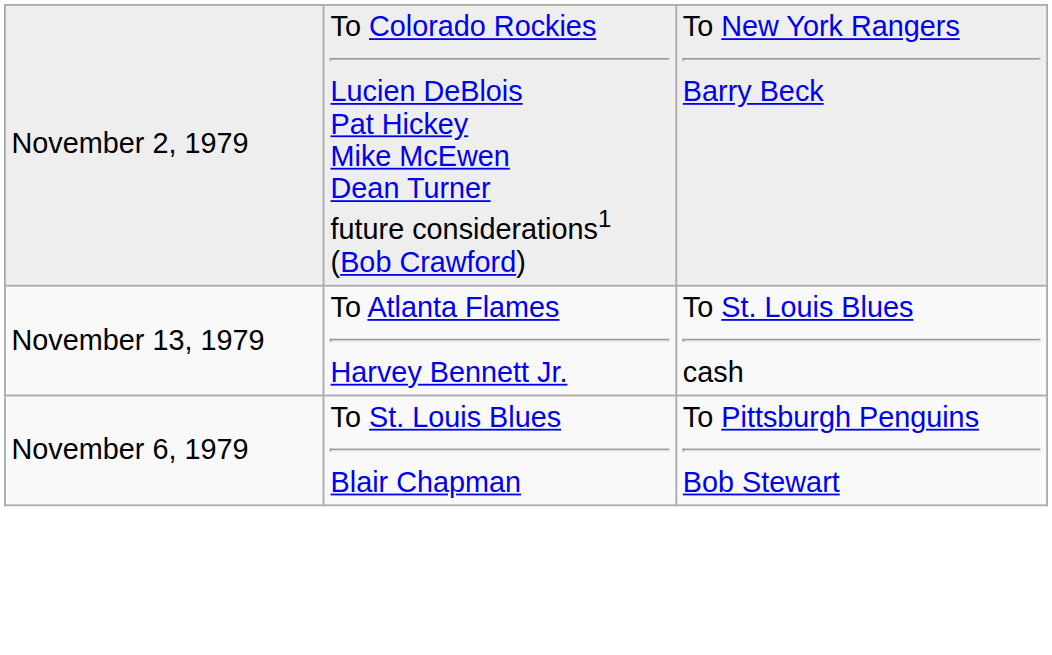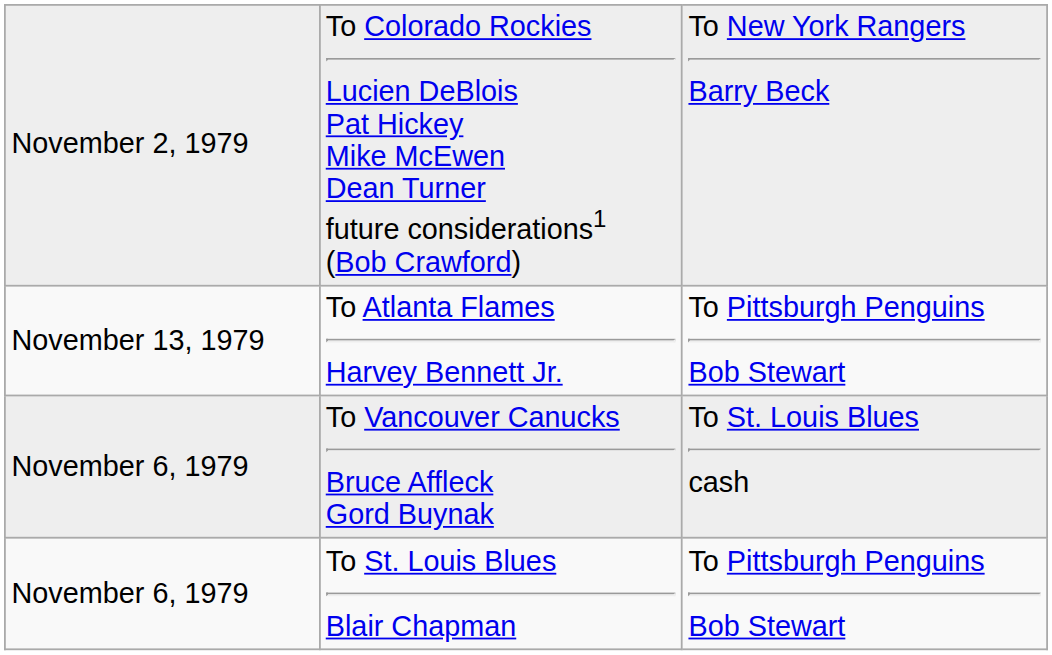(862, 340) To St. Louis Blues cash -> (864, 340) To Pittsburgh Penguins Bob Stewart
+ row: (500, 466)
